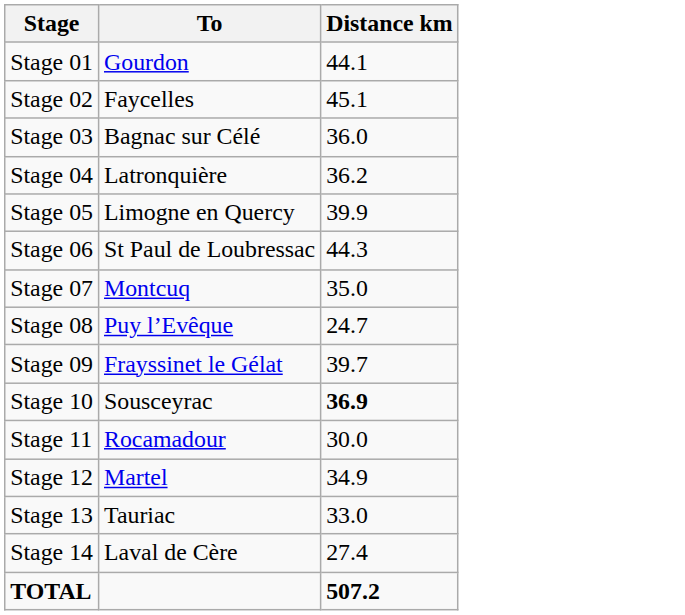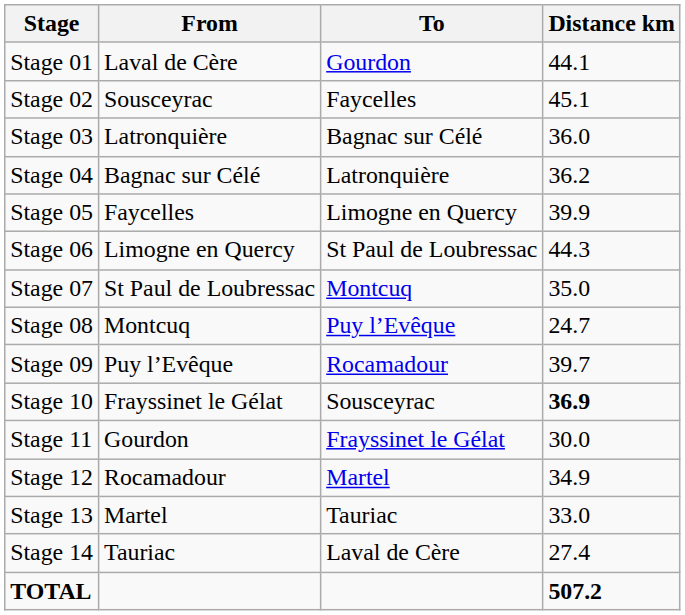+ column: (210, 23)
(193, 363) Frayssinet le Gélat -> (387, 363) Rocamadour
(165, 439) Rocamadour -> (416, 439) Frayssinet le Gélat
